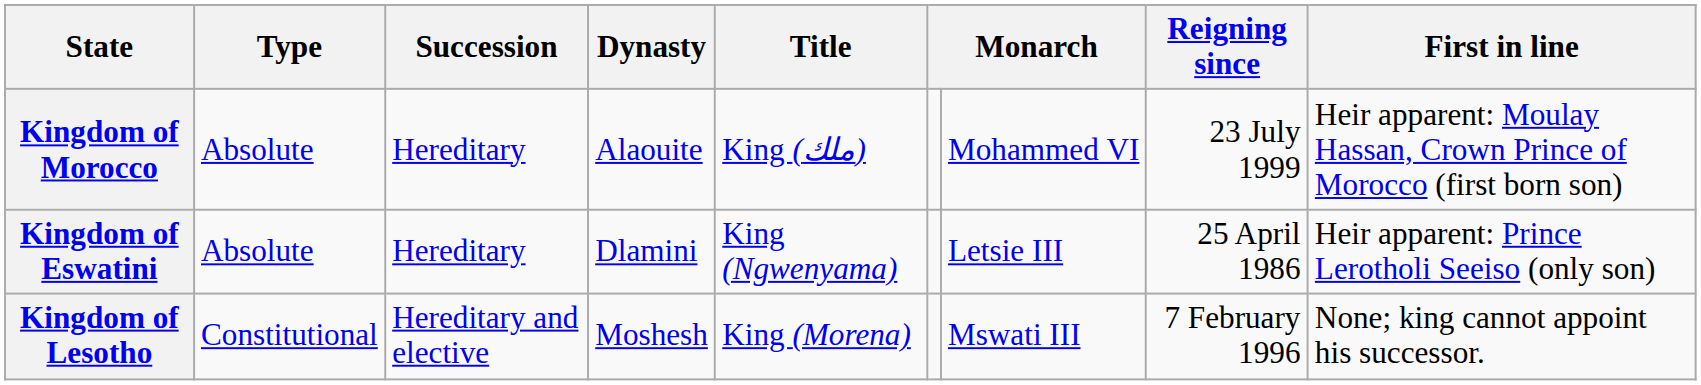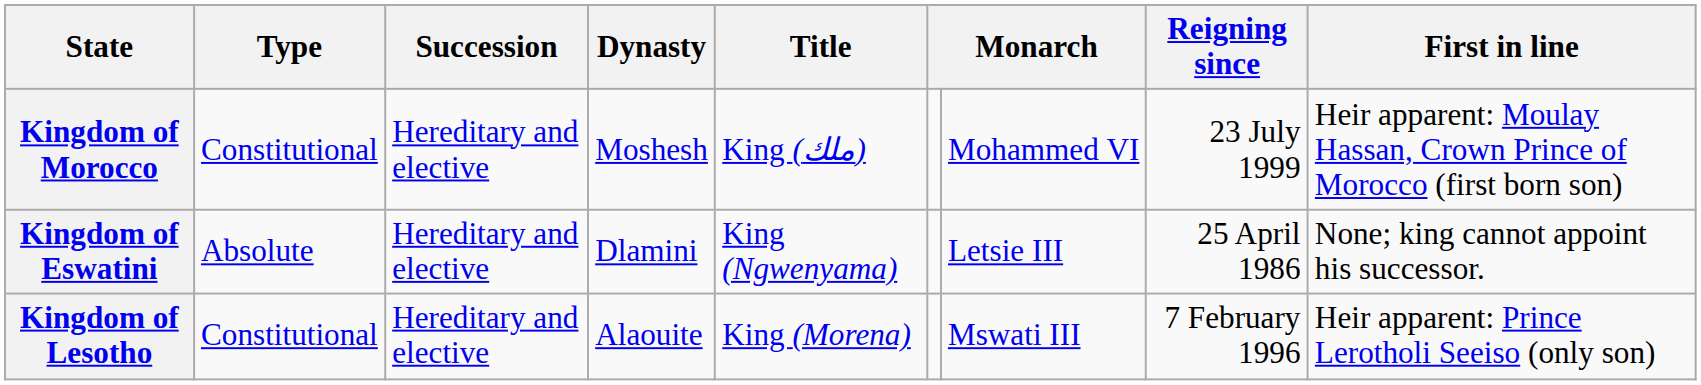(257, 148) Absolute -> (289, 148) Constitutional
(459, 148) Hereditary -> (485, 148) Hereditary and elective
(649, 148) Alaouite -> (652, 148) Moshesh
(459, 251) Hereditary -> (485, 251) Hereditary and elective
(1485, 251) Heir apparent: Prince Lerotholi Seeiso (only son) -> (1481, 251) None; king cannot appoint his successor.
(652, 335) Moshesh -> (649, 335) Alaouite
(1481, 335) None; king cannot appoint his successor. -> (1485, 335) Heir apparent: Prince Lerotholi Seeiso (only son)
